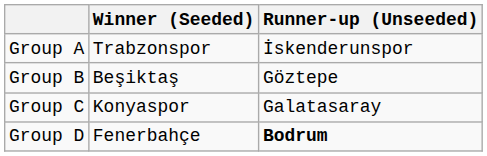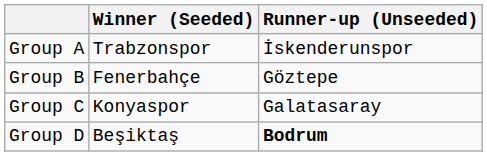(136, 78) Beşiktaş -> (147, 78) Fenerbahçe
(147, 136) Fenerbahçe -> (136, 136) Beşiktaş
